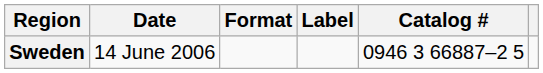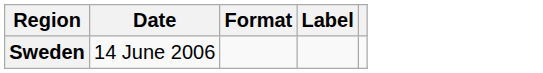- column: (444, 20)
